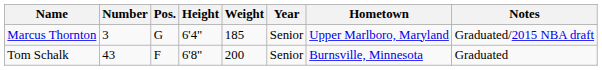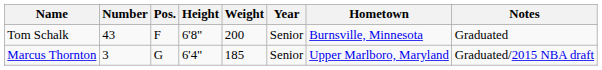rows swapped: (38, 55) <-> (52, 34)
